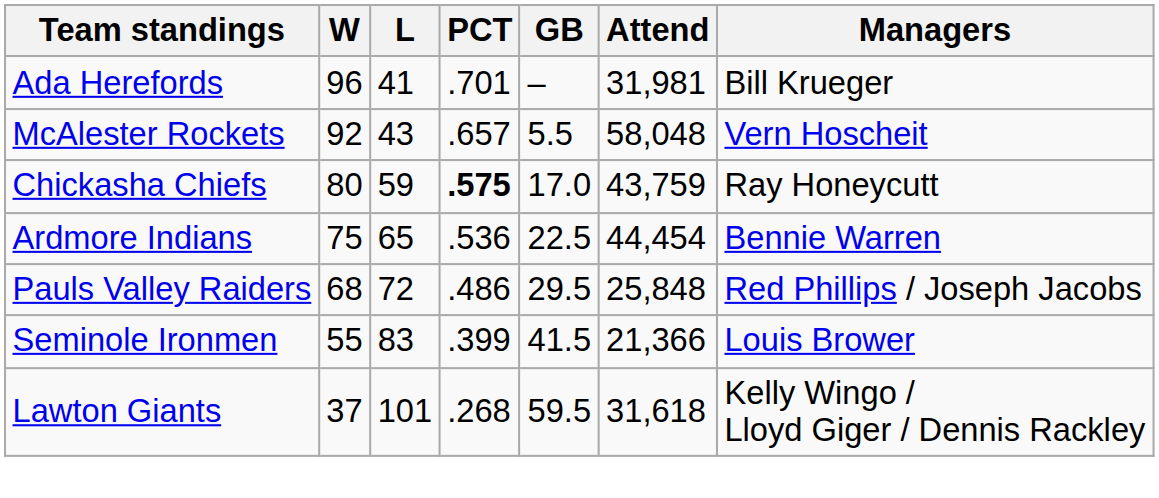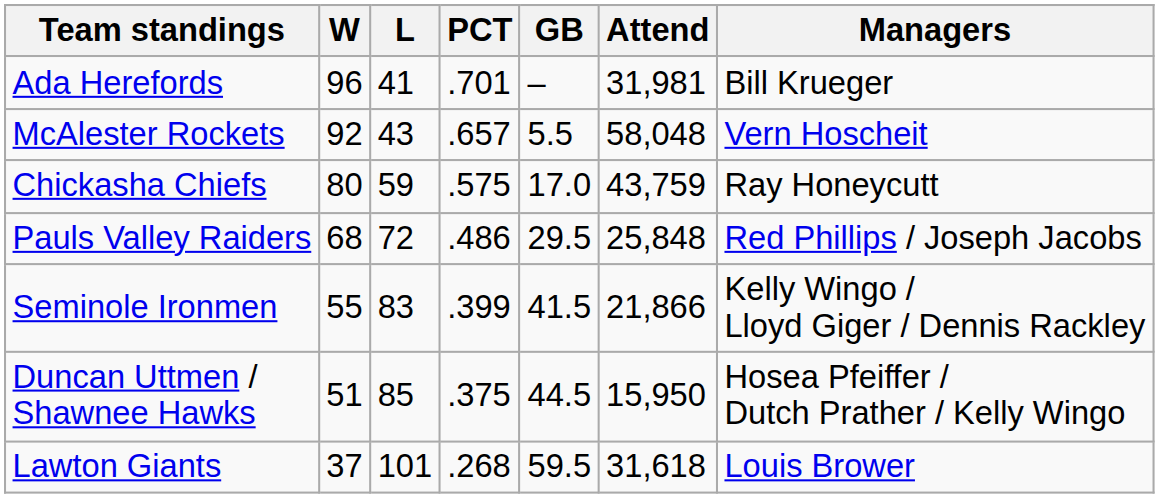(479, 185) bold -> (479, 185) normal
- row: (132, 237)
(656, 340) 21,366 -> (656, 307) 21,866
(820, 340) Louis Brower -> (935, 307) Kelly Wingo / Lloyd Giger / Dennis Rackley
+ row: (135, 396)
(935, 411) Kelly Wingo / Lloyd Giger / Dennis Rackley -> (820, 466) Louis Brower
